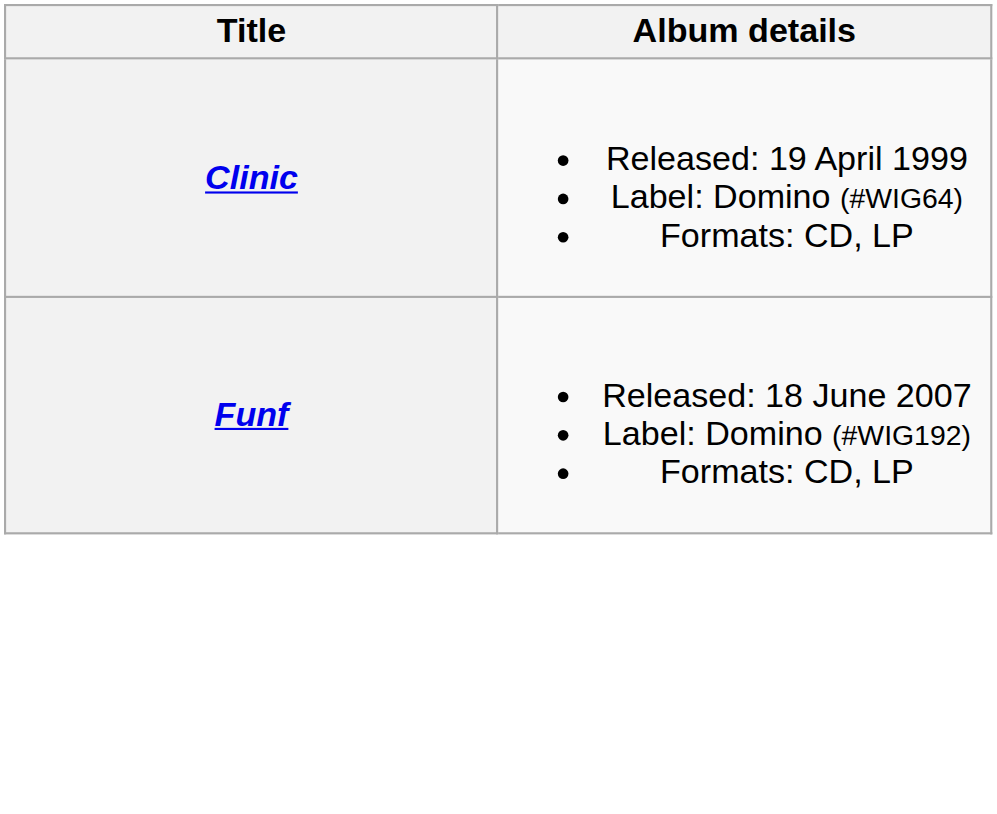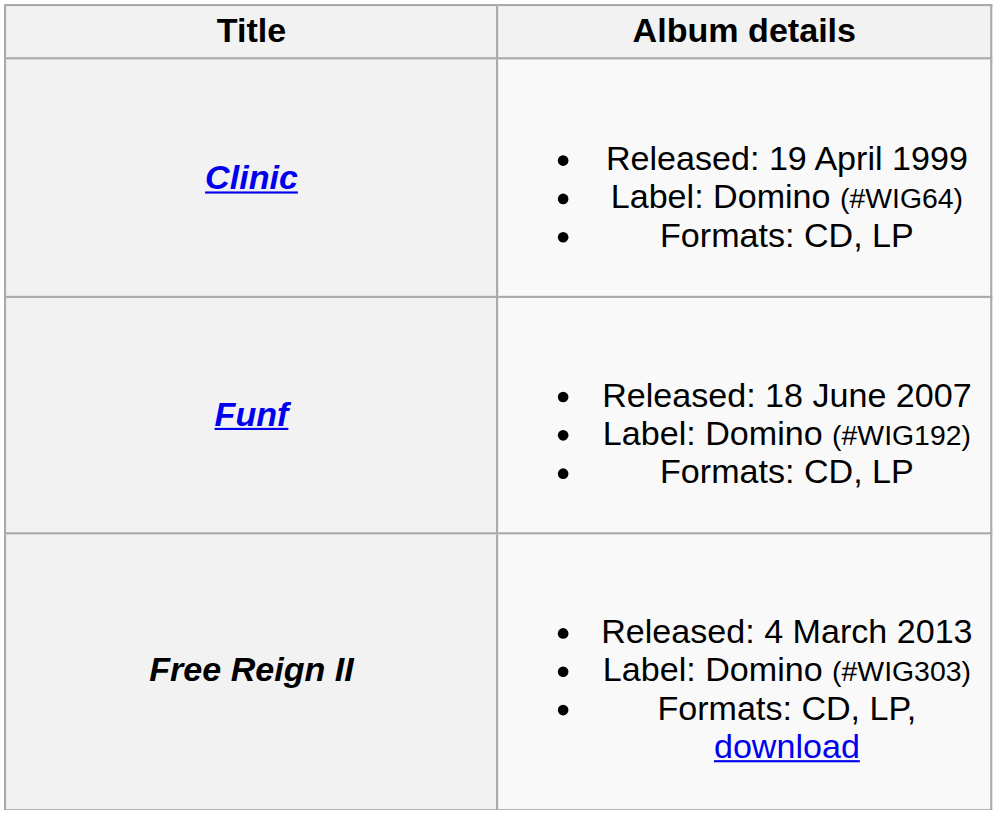+ row: (251, 670)
